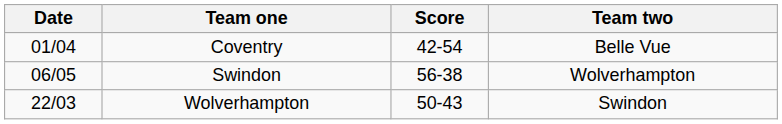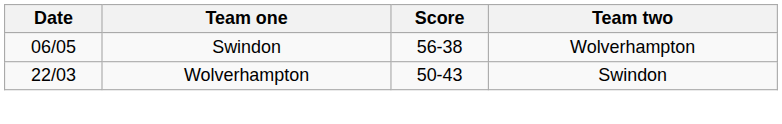- row: (247, 47)
